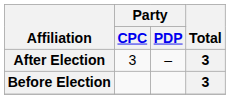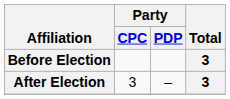rows swapped: (59, 82) <-> (59, 60)
